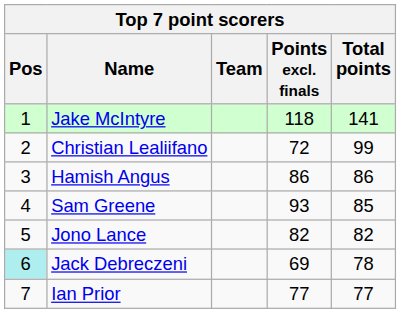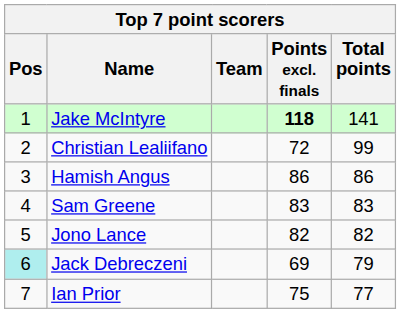(299, 119) normal -> (299, 119) bold
(299, 206) 93 -> (299, 206) 83
(363, 206) 85 -> (363, 206) 83
(363, 264) 78 -> (363, 264) 79
(299, 293) 77 -> (299, 293) 75
